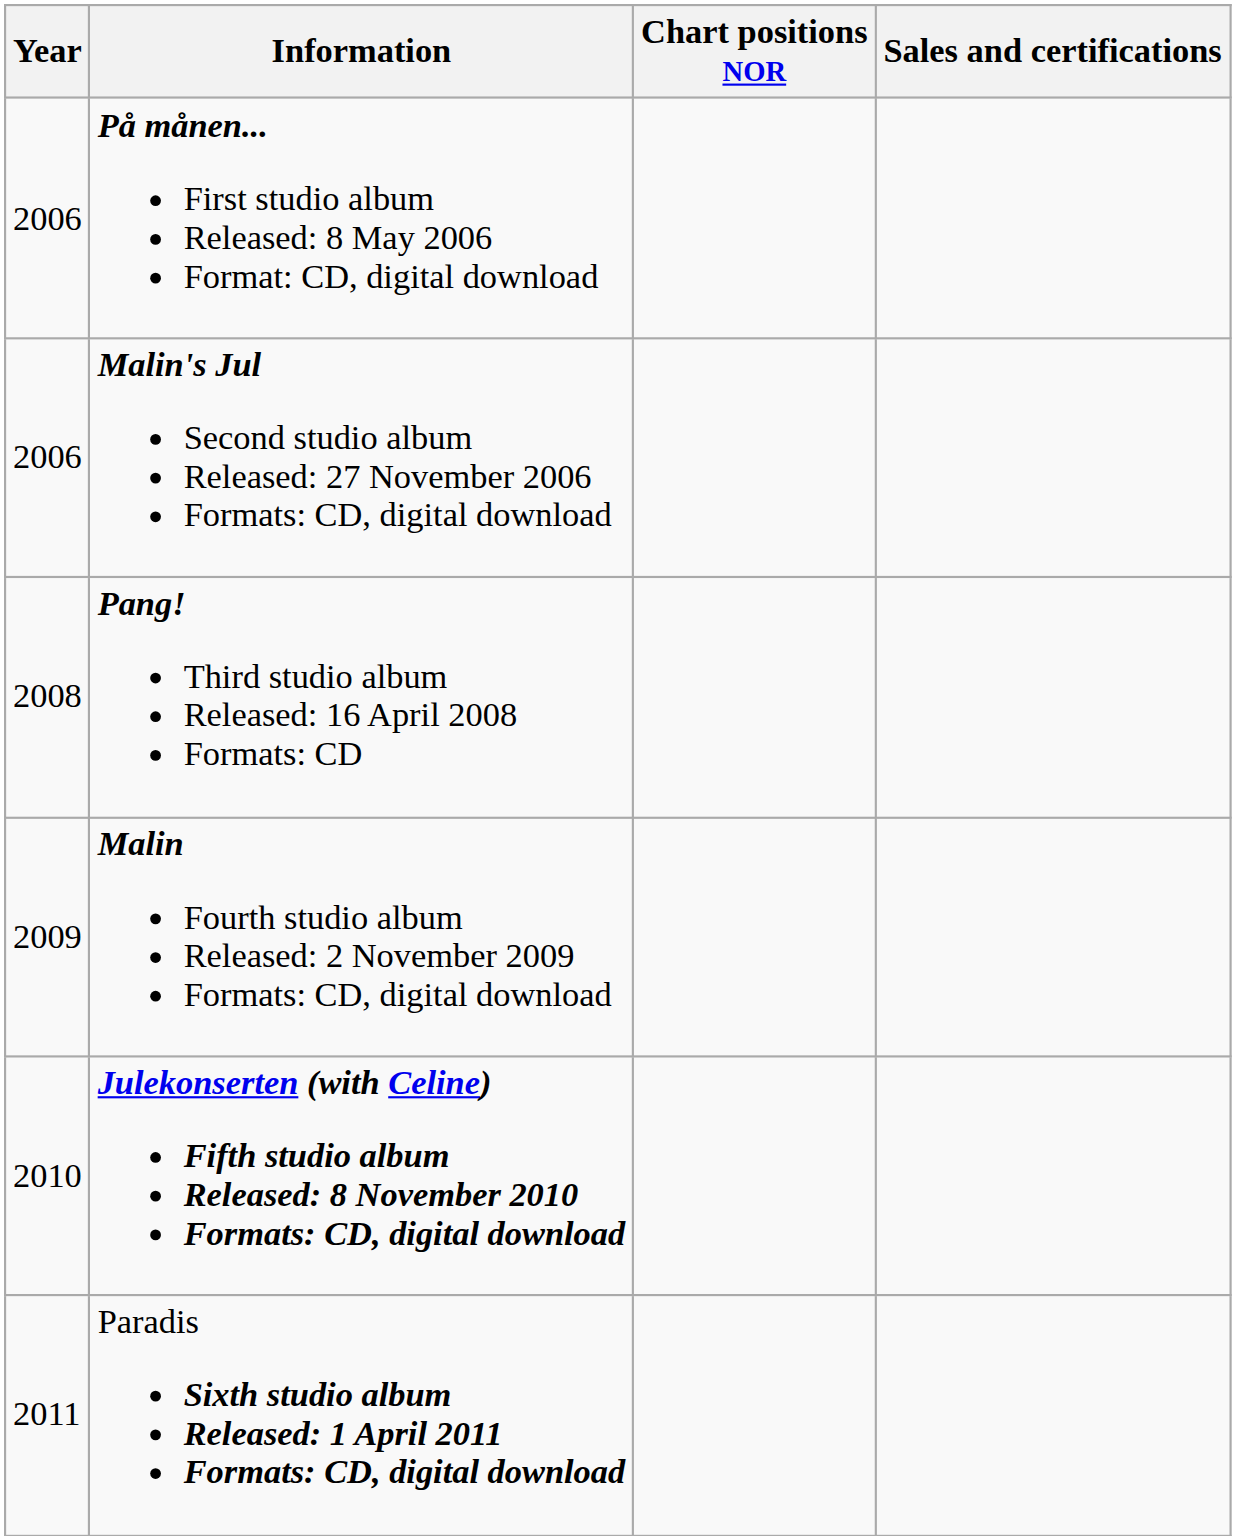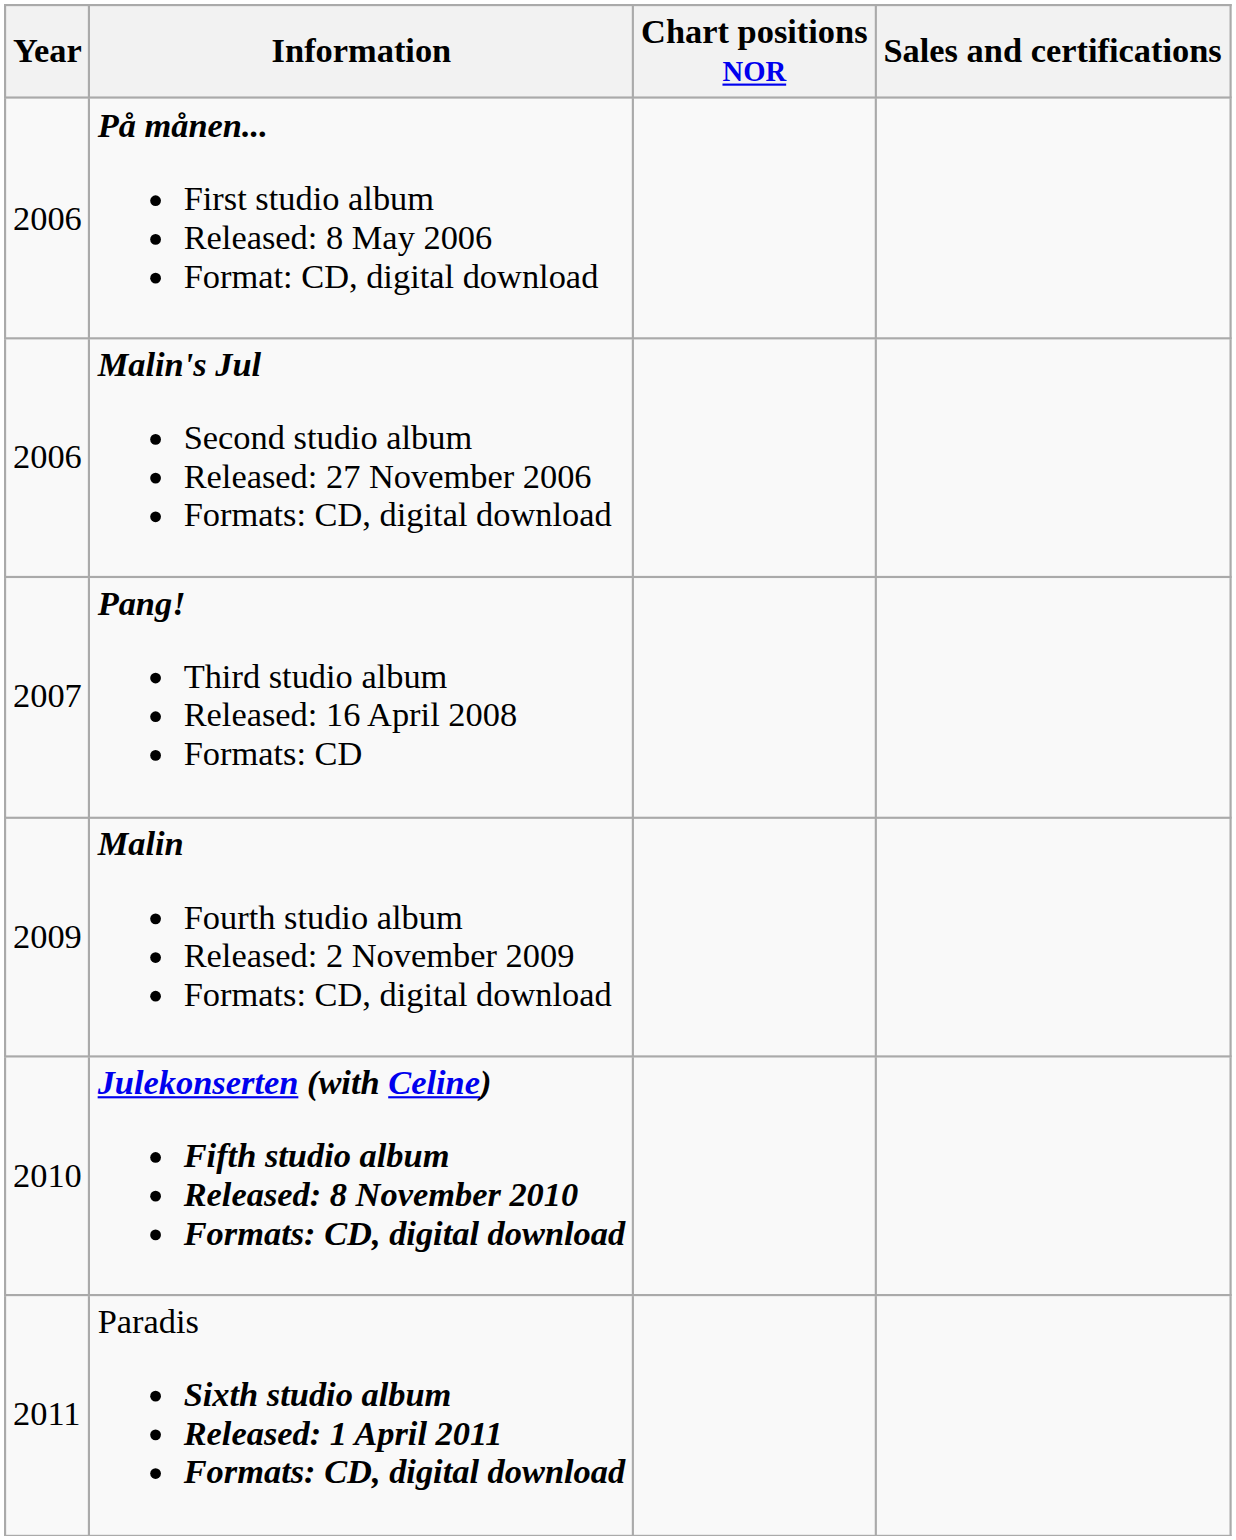(47, 696) 2008 -> (47, 696) 2007
